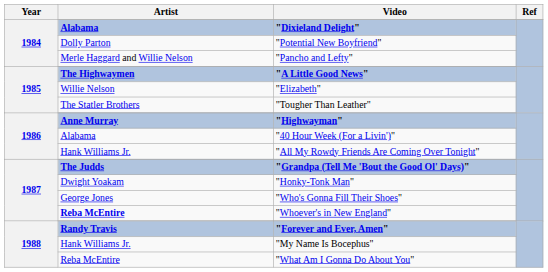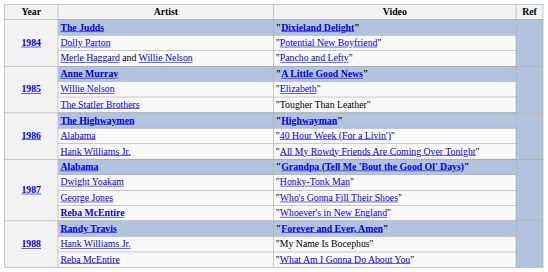(79, 27) Alabama -> (82, 27) The Judds
(97, 74) The Highwaymen -> (89, 74) Anne Murray
(89, 120) Anne Murray -> (97, 120) The Highwaymen
(82, 167) The Judds -> (79, 167) Alabama
